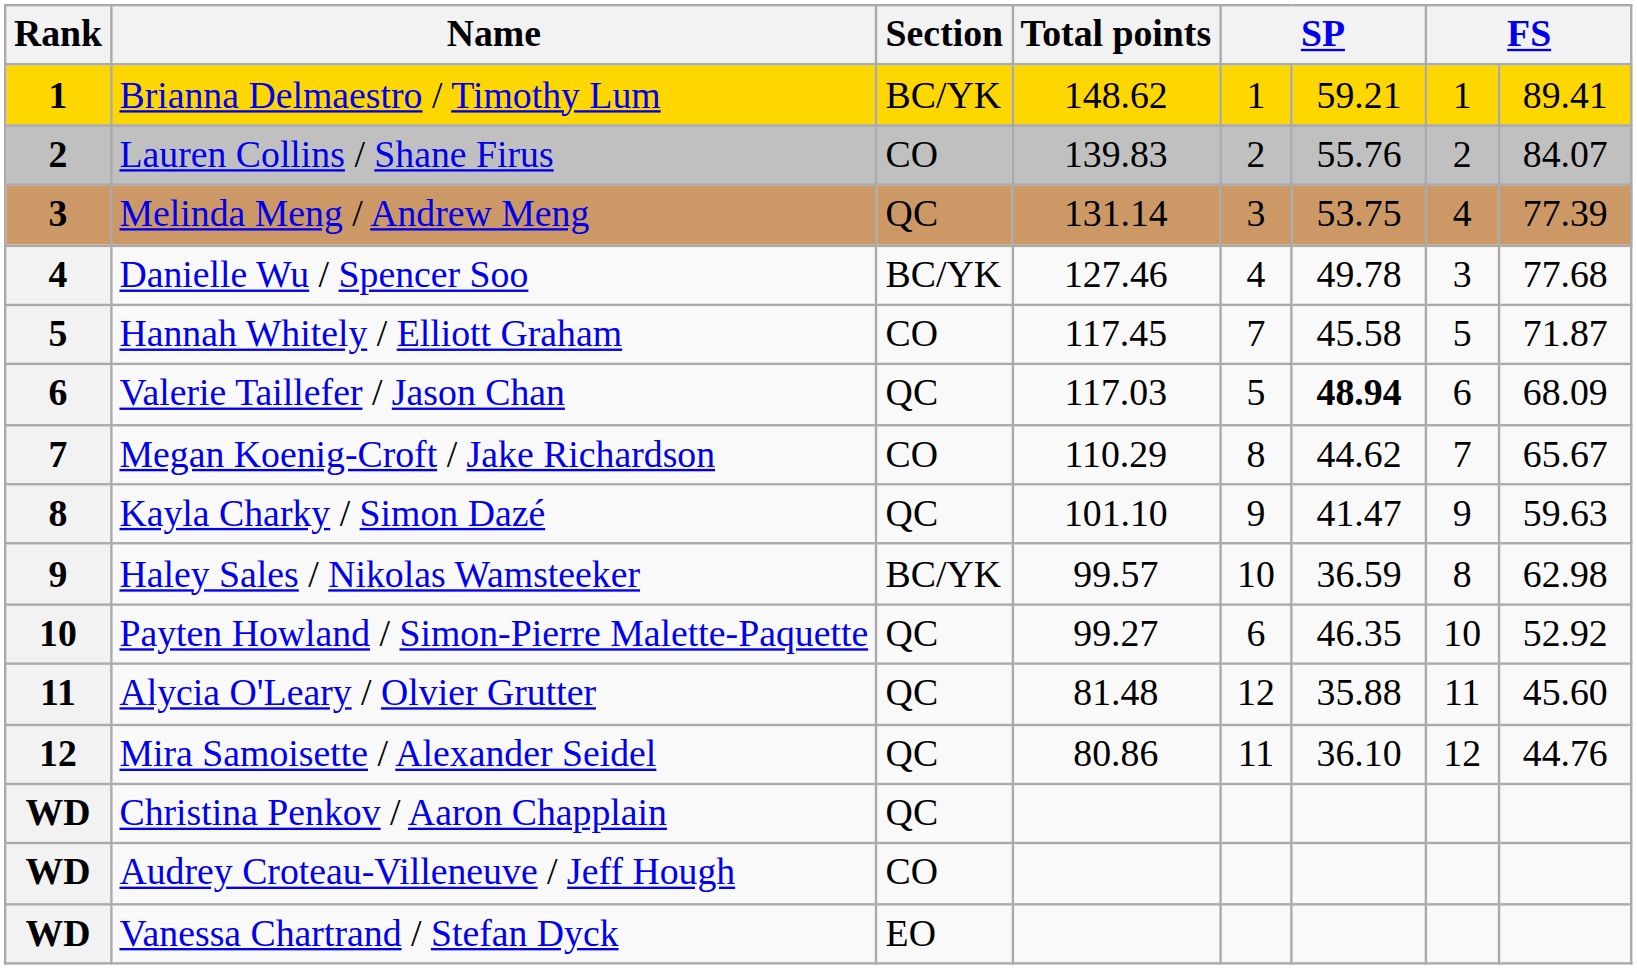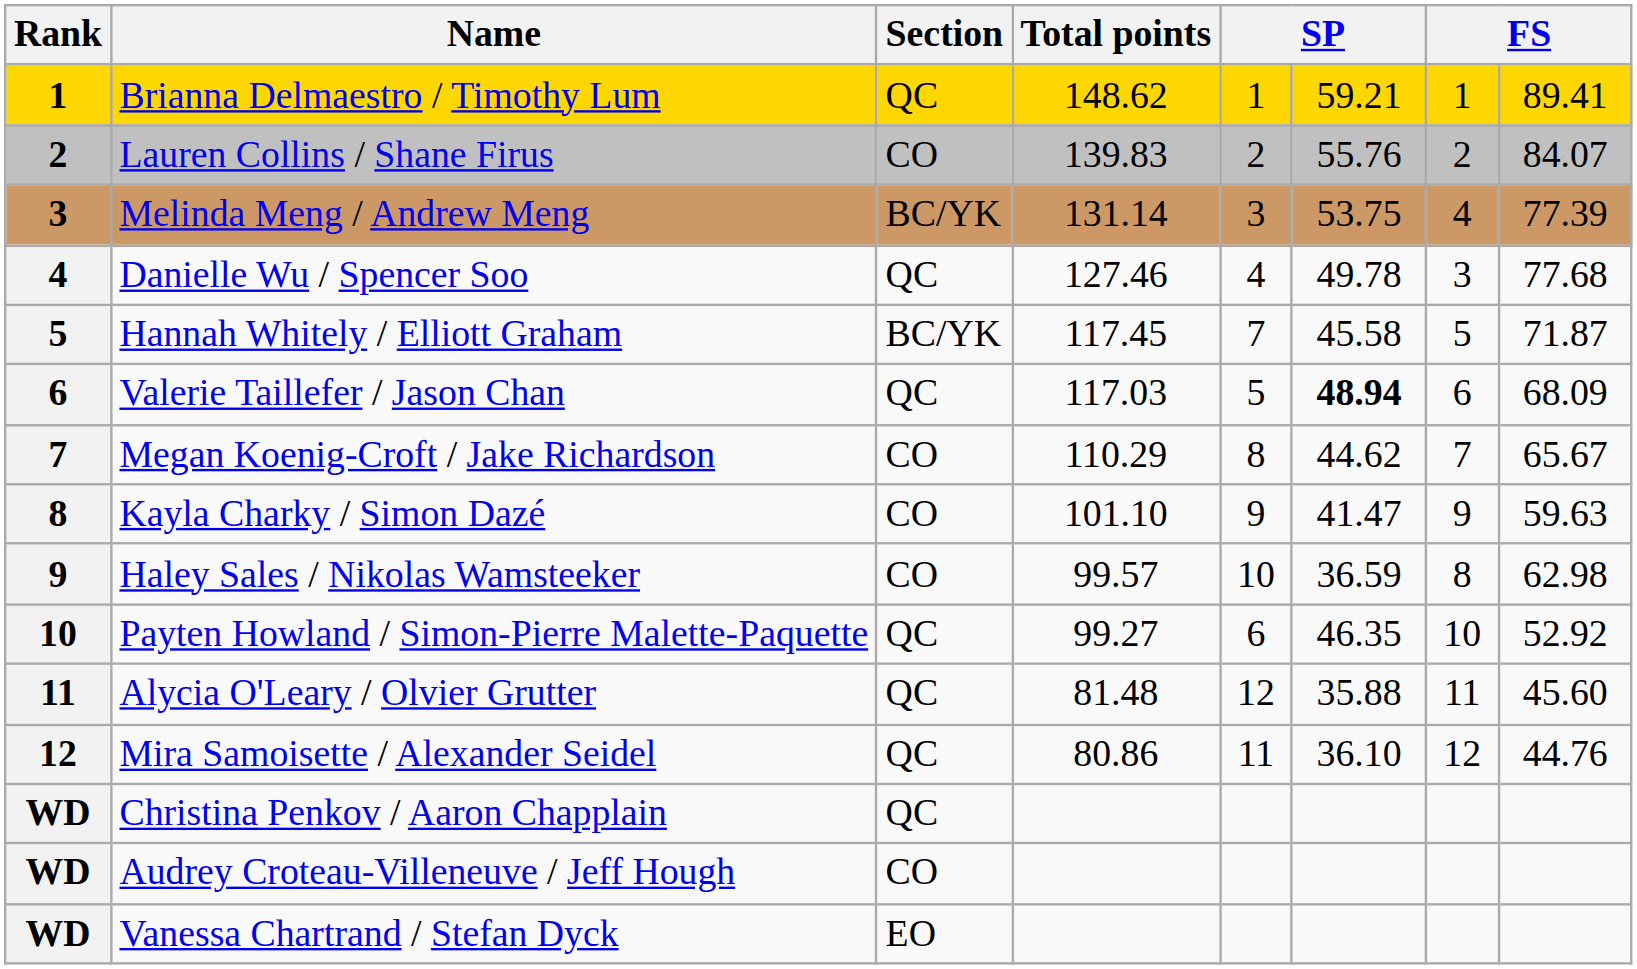(943, 94) BC/YK -> (912, 94) QC
(912, 214) QC -> (943, 214) BC/YK
(943, 273) BC/YK -> (912, 273) QC
(912, 333) CO -> (943, 333) BC/YK
(912, 513) QC -> (912, 513) CO
(943, 573) BC/YK -> (912, 573) CO
